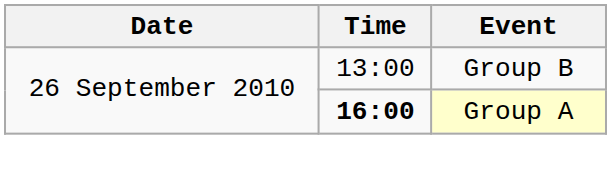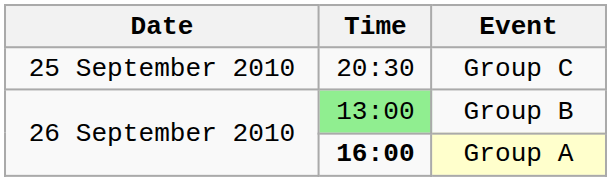+ row: (518, 69)
(375, 69) no background -> (375, 111) lightgreen background
